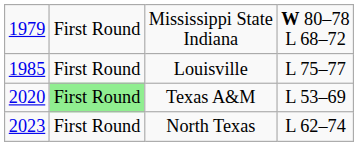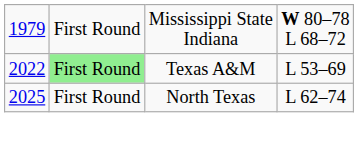- row: (211, 68)
(27, 97) 2020 -> (27, 68) 2022
(27, 126) 2023 -> (27, 97) 2025
